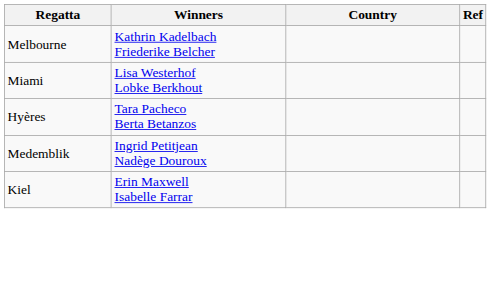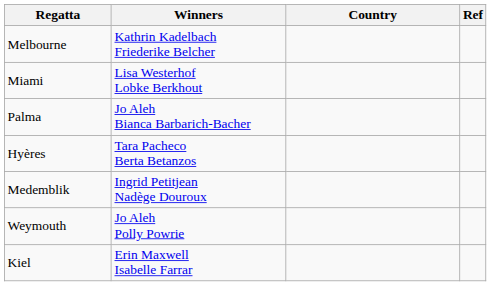+ row: (24, 116)
+ row: (37, 226)
